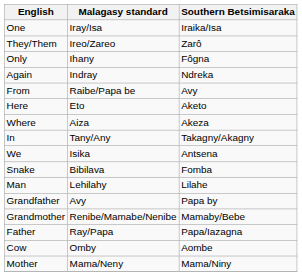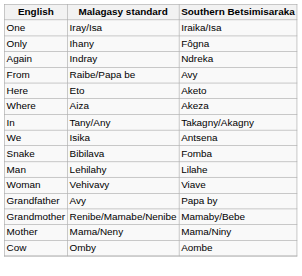- row: (32, 43)
+ row: (24, 185)
- row: (21, 232)
rows swapped: (22, 264) <-> (17, 248)
